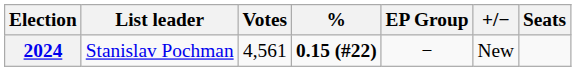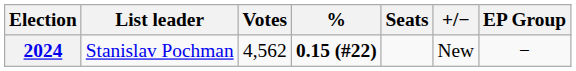columns swapped: (544, 19) <-> (427, 19)
(265, 50) 4,561 -> (265, 50) 4,562
